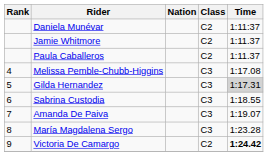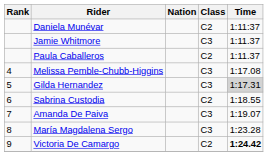(207, 41) C2 -> (207, 41) C3
(207, 100) C3 -> (207, 100) C2
